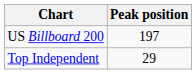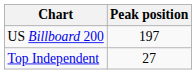(149, 58) 29 -> (149, 58) 27
